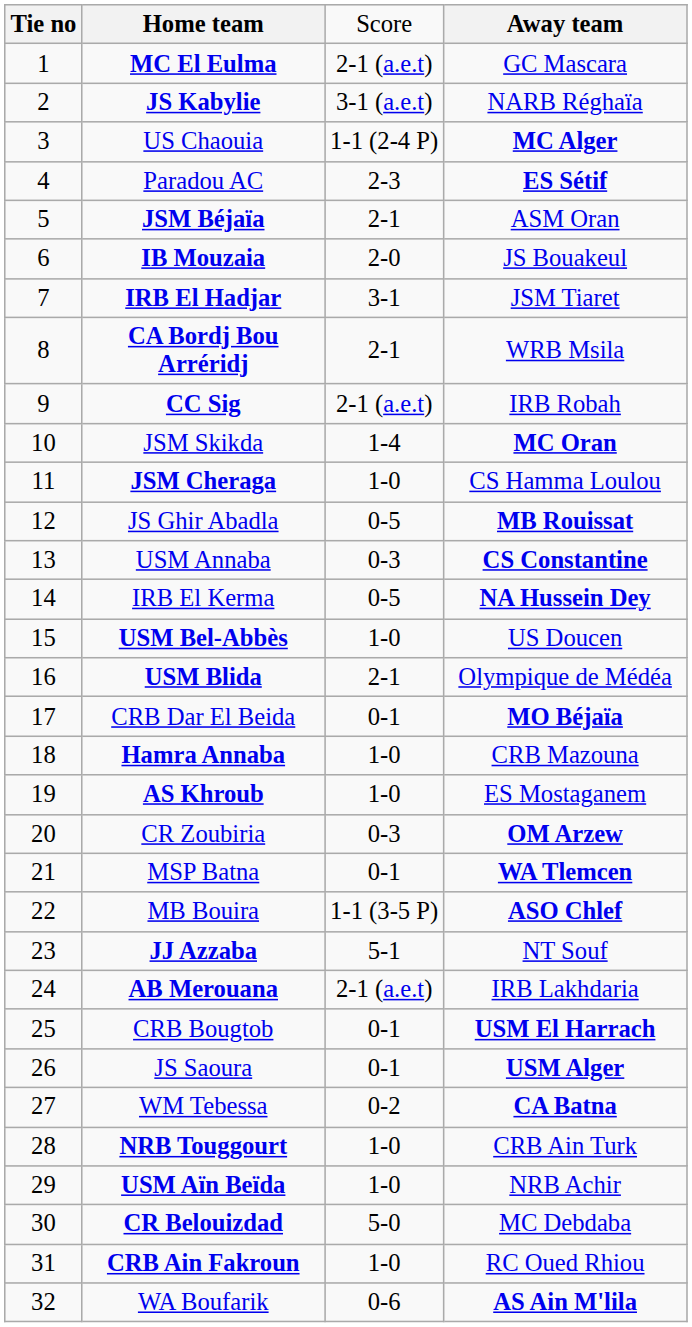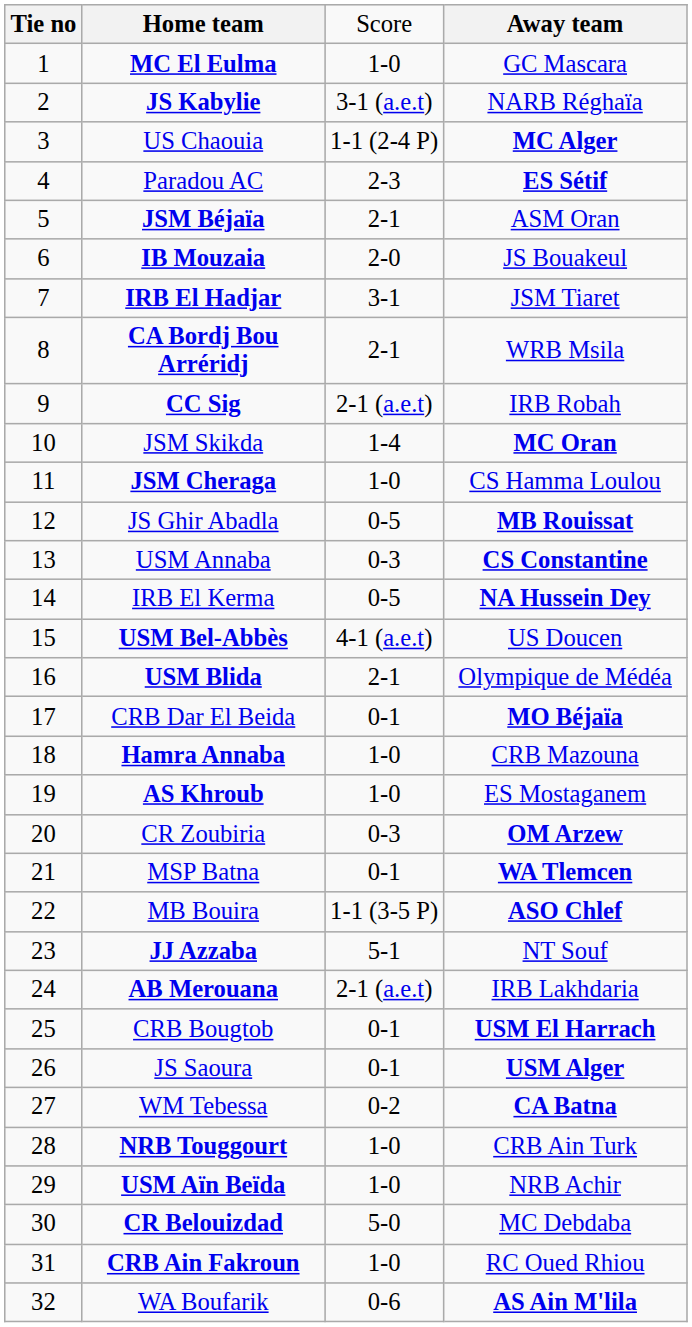(384, 63) 2-1 (a.e.t) -> (384, 63) 1-0
(384, 637) 1-0 -> (384, 637) 4-1 (a.e.t)
